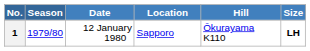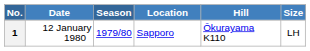columns swapped: (45, 12) <-> (100, 12)
(293, 33) bold -> (293, 33) normal
